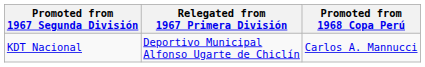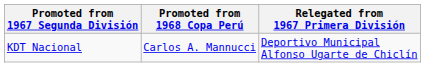columns swapped: (361, 19) <-> (222, 19)
